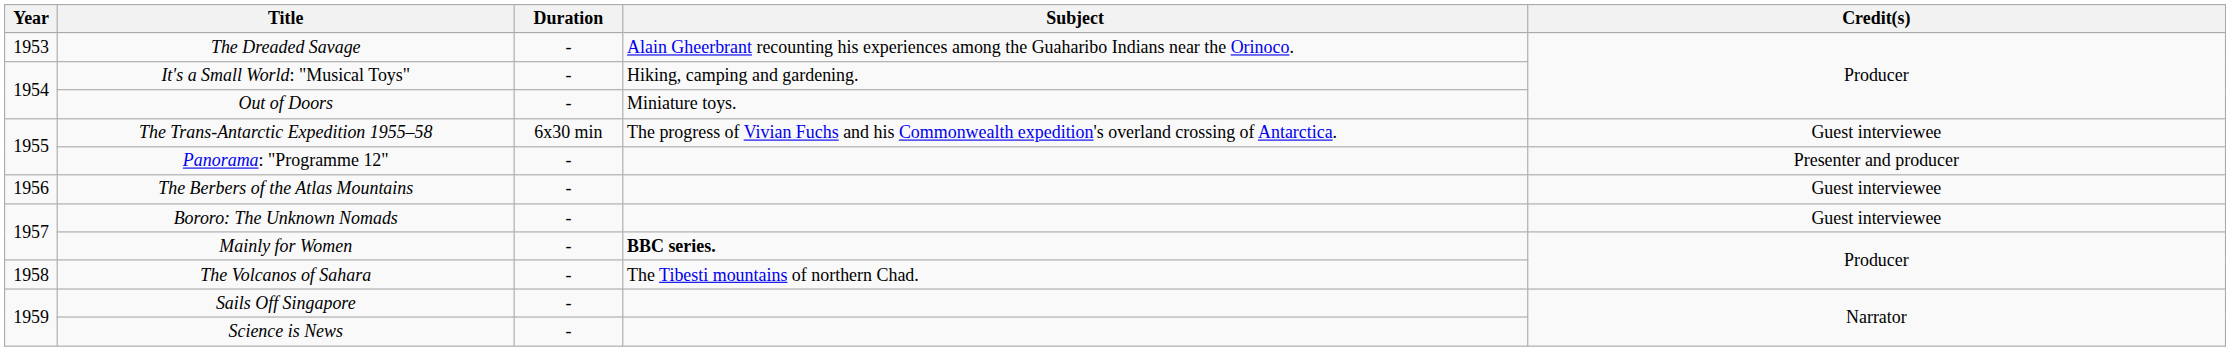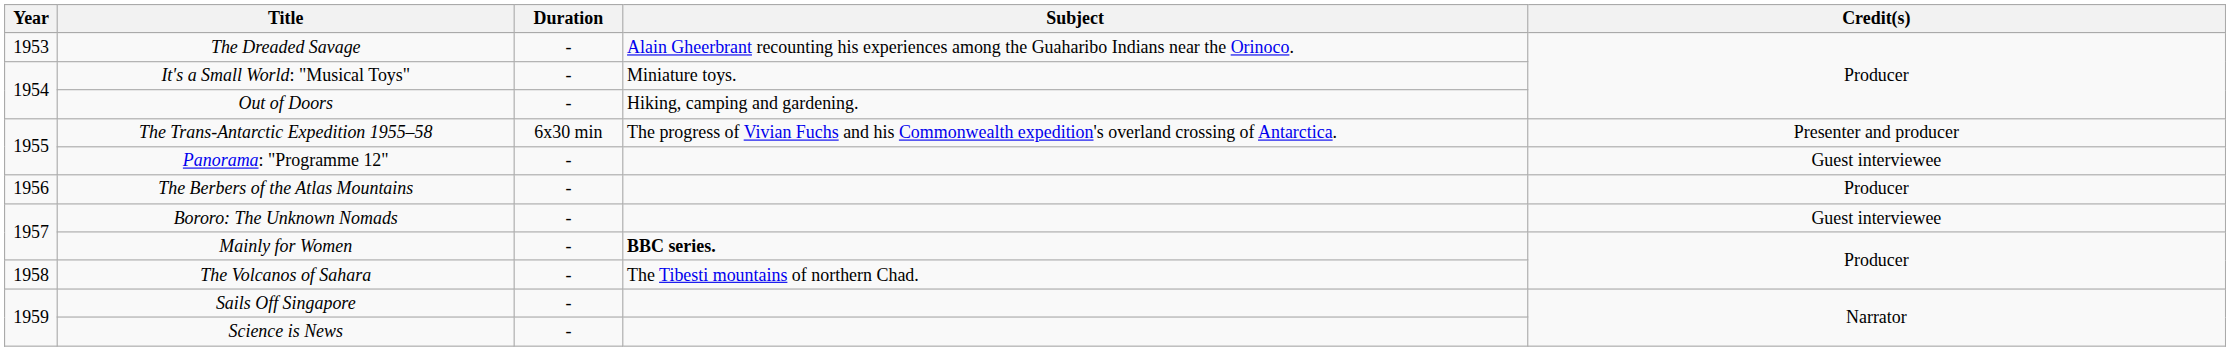(743, 75) Hiking, camping and gardening. -> (682, 75) Miniature toys.
(682, 103) Miniature toys. -> (743, 103) Hiking, camping and gardening.
(1876, 132) Guest interviewee -> (1876, 132) Presenter and producer
(1876, 160) Presenter and producer -> (1876, 160) Guest interviewee
(1876, 189) Guest interviewee -> (1876, 189) Producer
